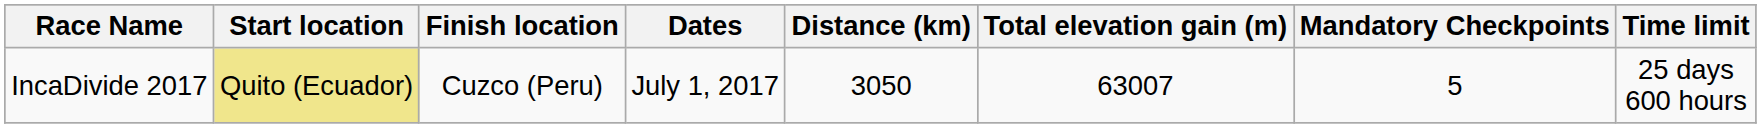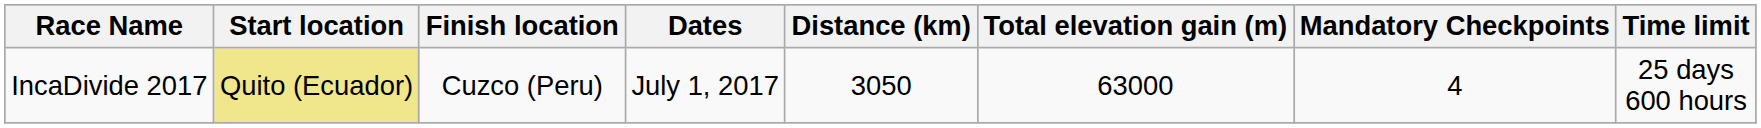(1135, 84) 63007 -> (1135, 84) 63000
(1455, 84) 5 -> (1455, 84) 4
